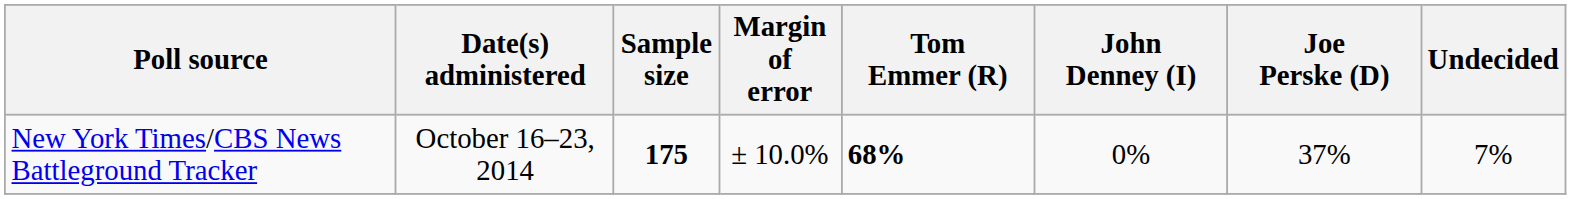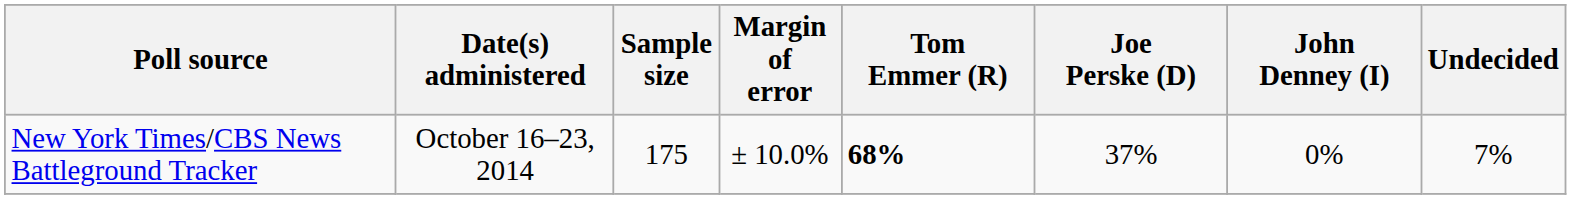columns swapped: (1324, 59) <-> (1131, 59)
(666, 154) bold -> (666, 154) normal
